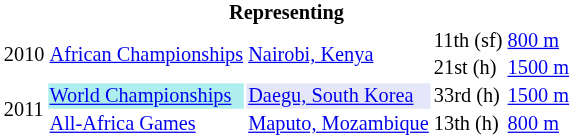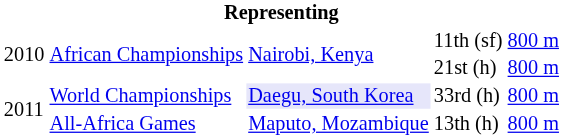(538, 67) 1500 m -> (533, 67) 800 m
(140, 95) paleturquoise background -> (140, 95) no background
(538, 95) 1500 m -> (533, 95) 800 m
